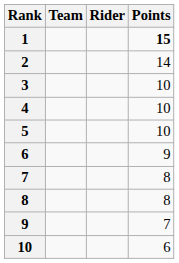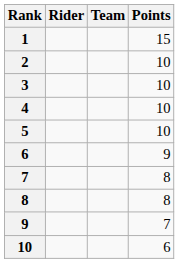columns swapped: (107, 16) <-> (66, 16)
(163, 39) bold -> (163, 39) normal
(163, 62) 14 -> (163, 62) 10
